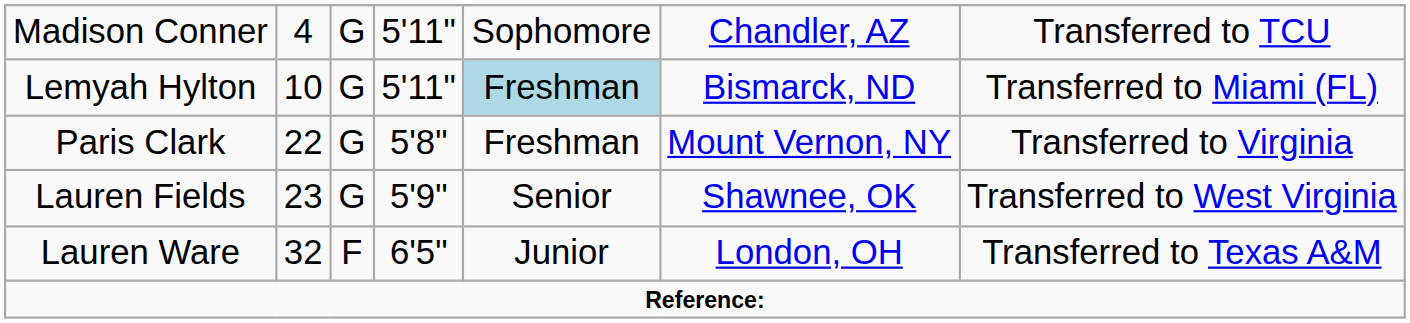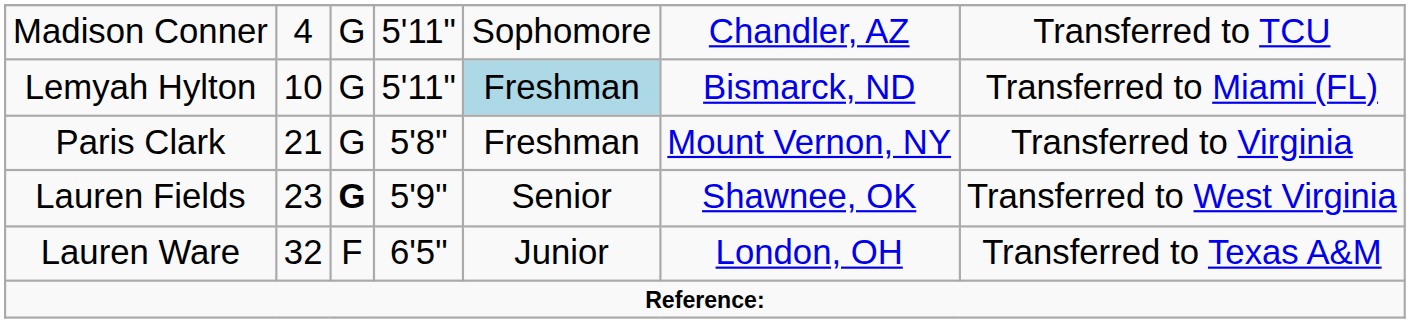(303, 142) 22 -> (303, 142) 21
(352, 197) normal -> (352, 197) bold
